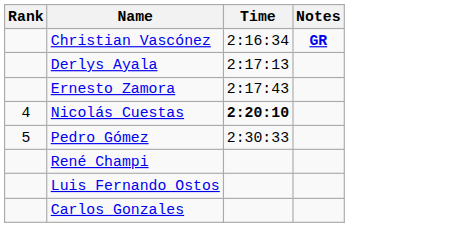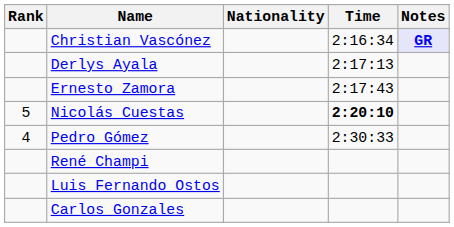+ column: (276, 17)
(318, 41) no background -> (423, 41) lavender background
(26, 113) 4 -> (26, 113) 5
(26, 137) 5 -> (26, 137) 4
